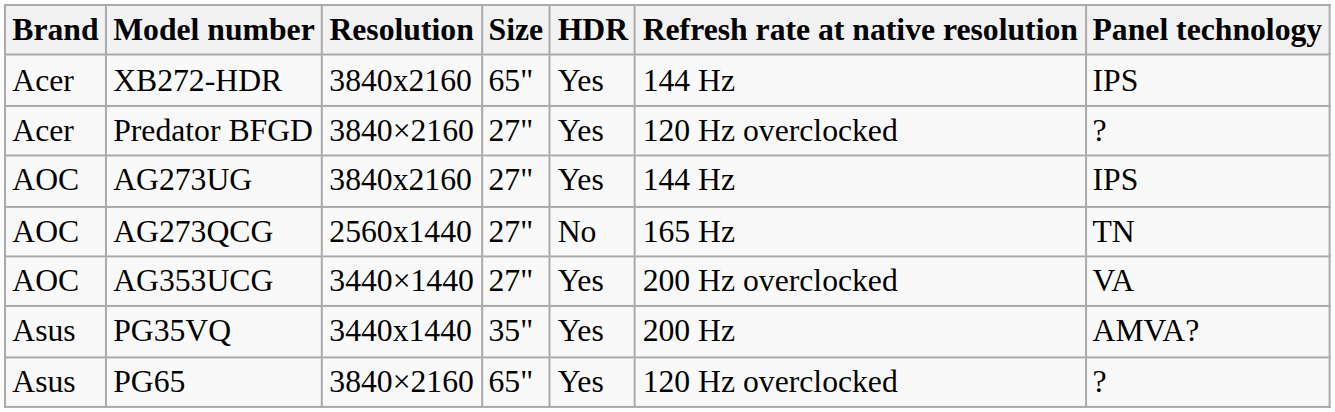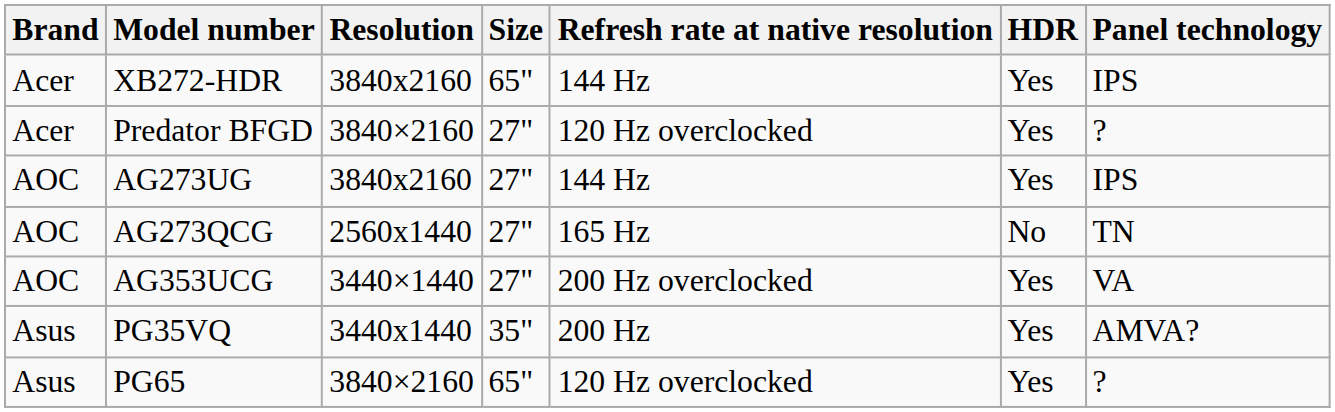columns swapped: (860, 29) <-> (593, 29)
